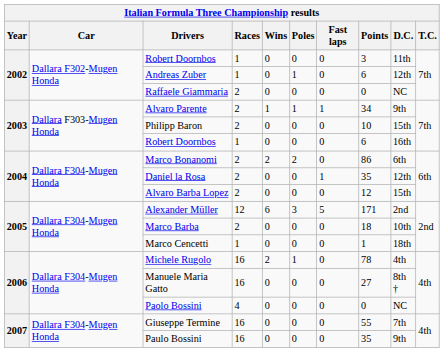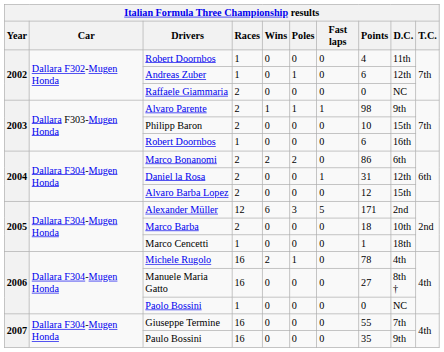(364, 58) 3 -> (364, 58) 4
(366, 109) 34 -> (366, 109) 98
(366, 176) 35 -> (366, 176) 31
(237, 305) 4 -> (237, 305) 1
